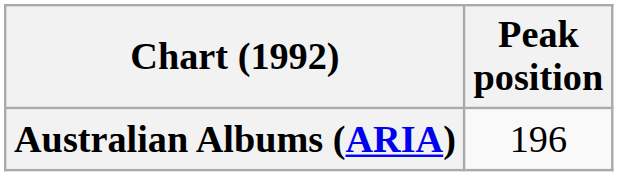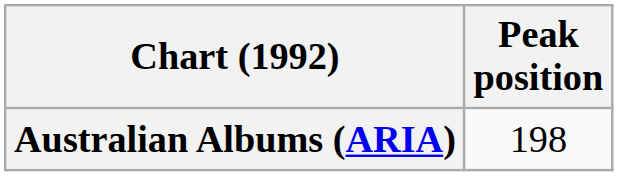(538, 138) 196 -> (538, 138) 198
